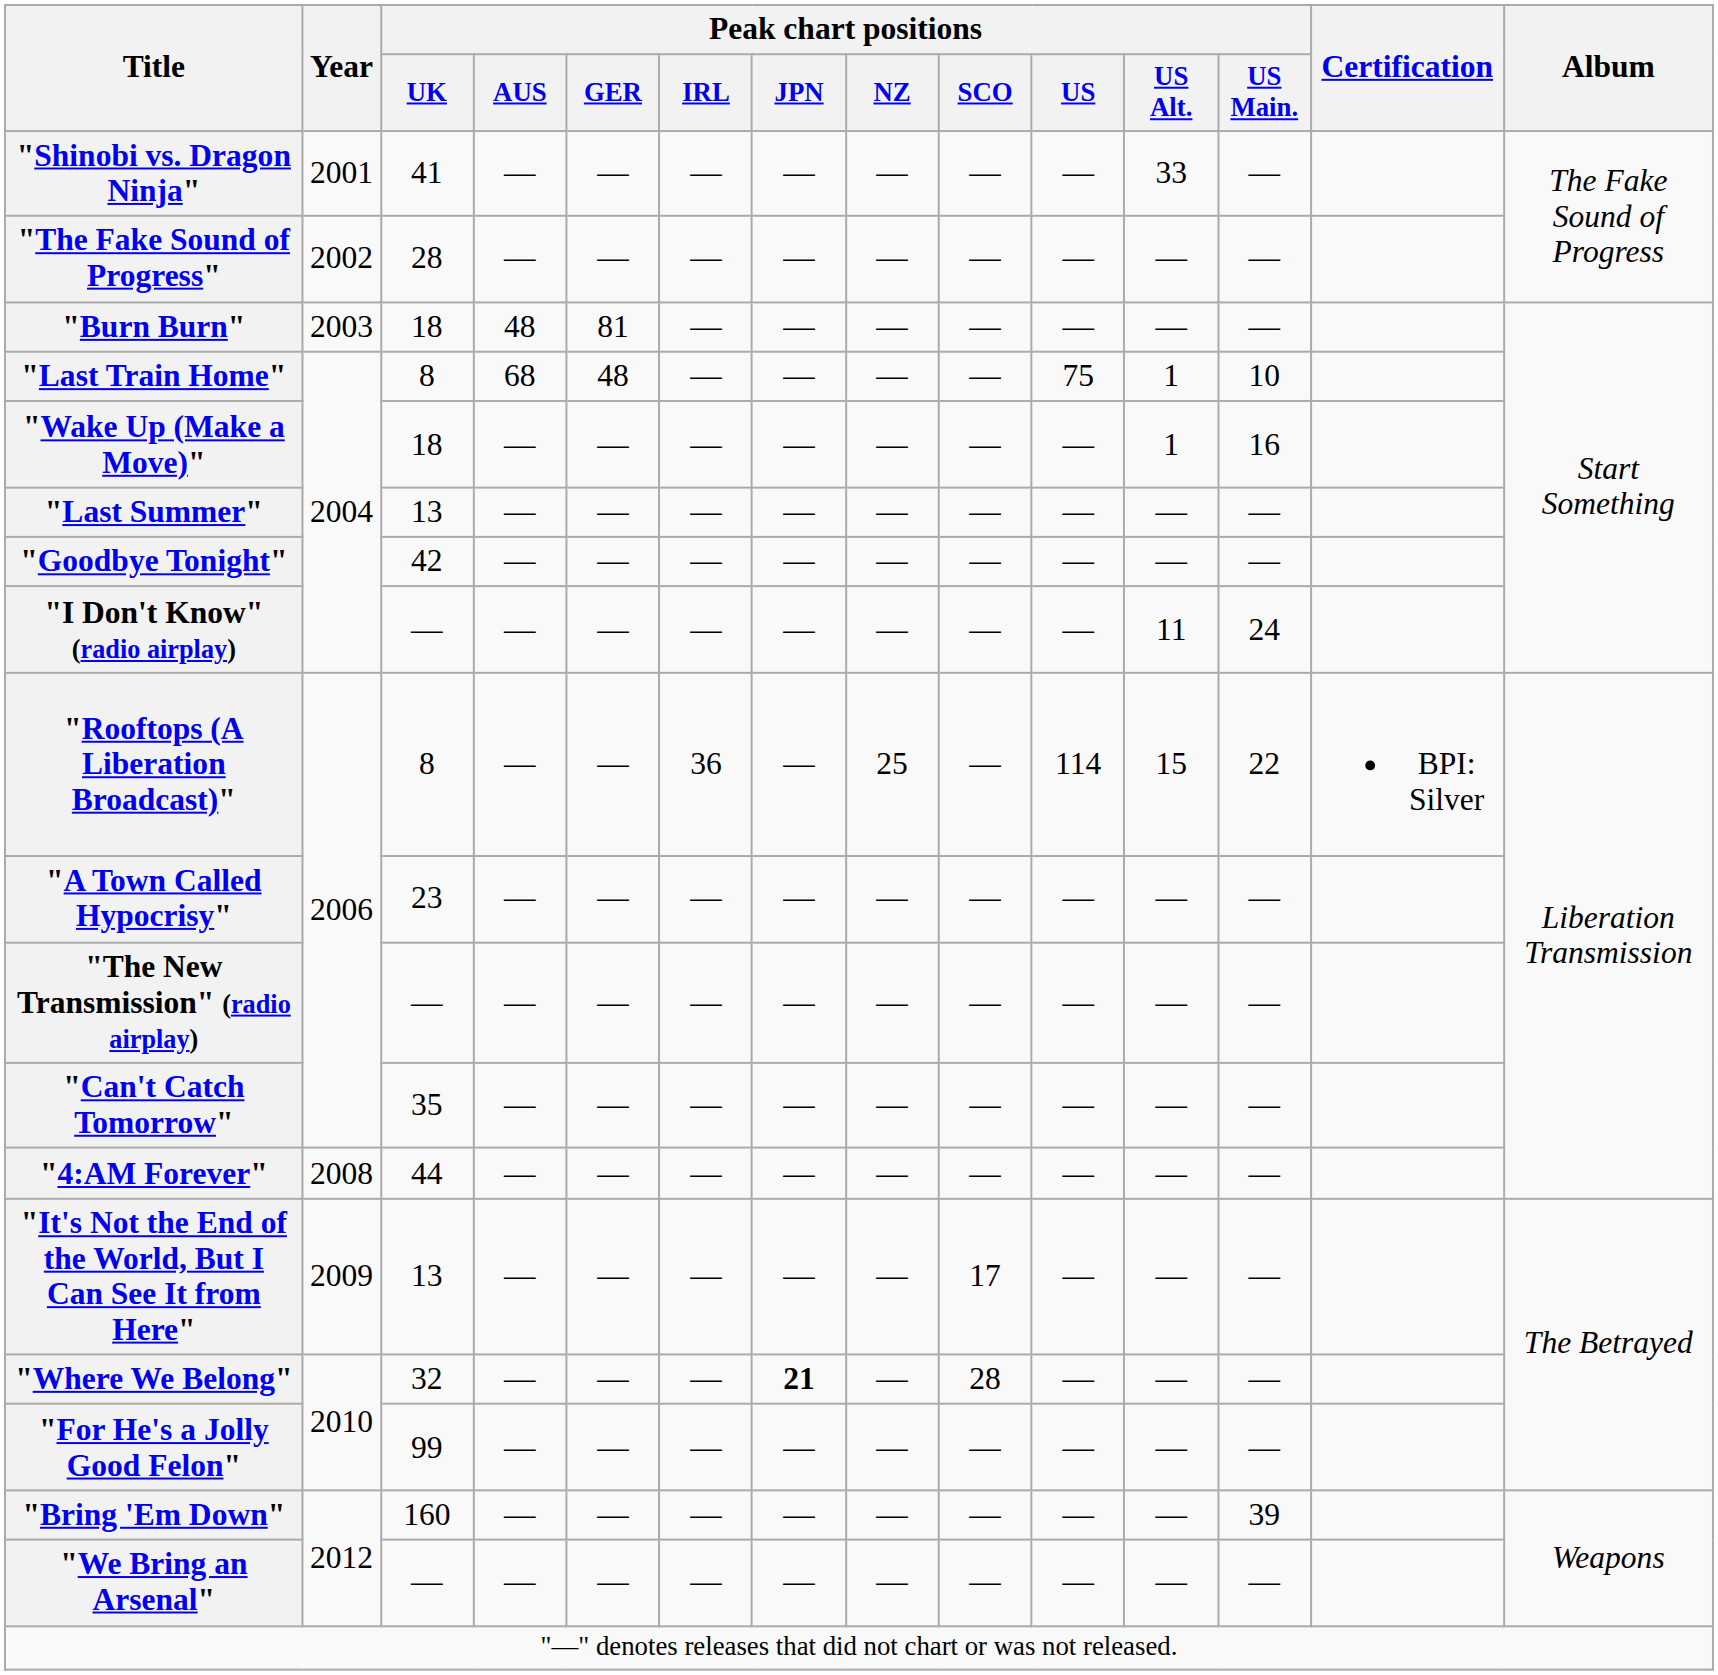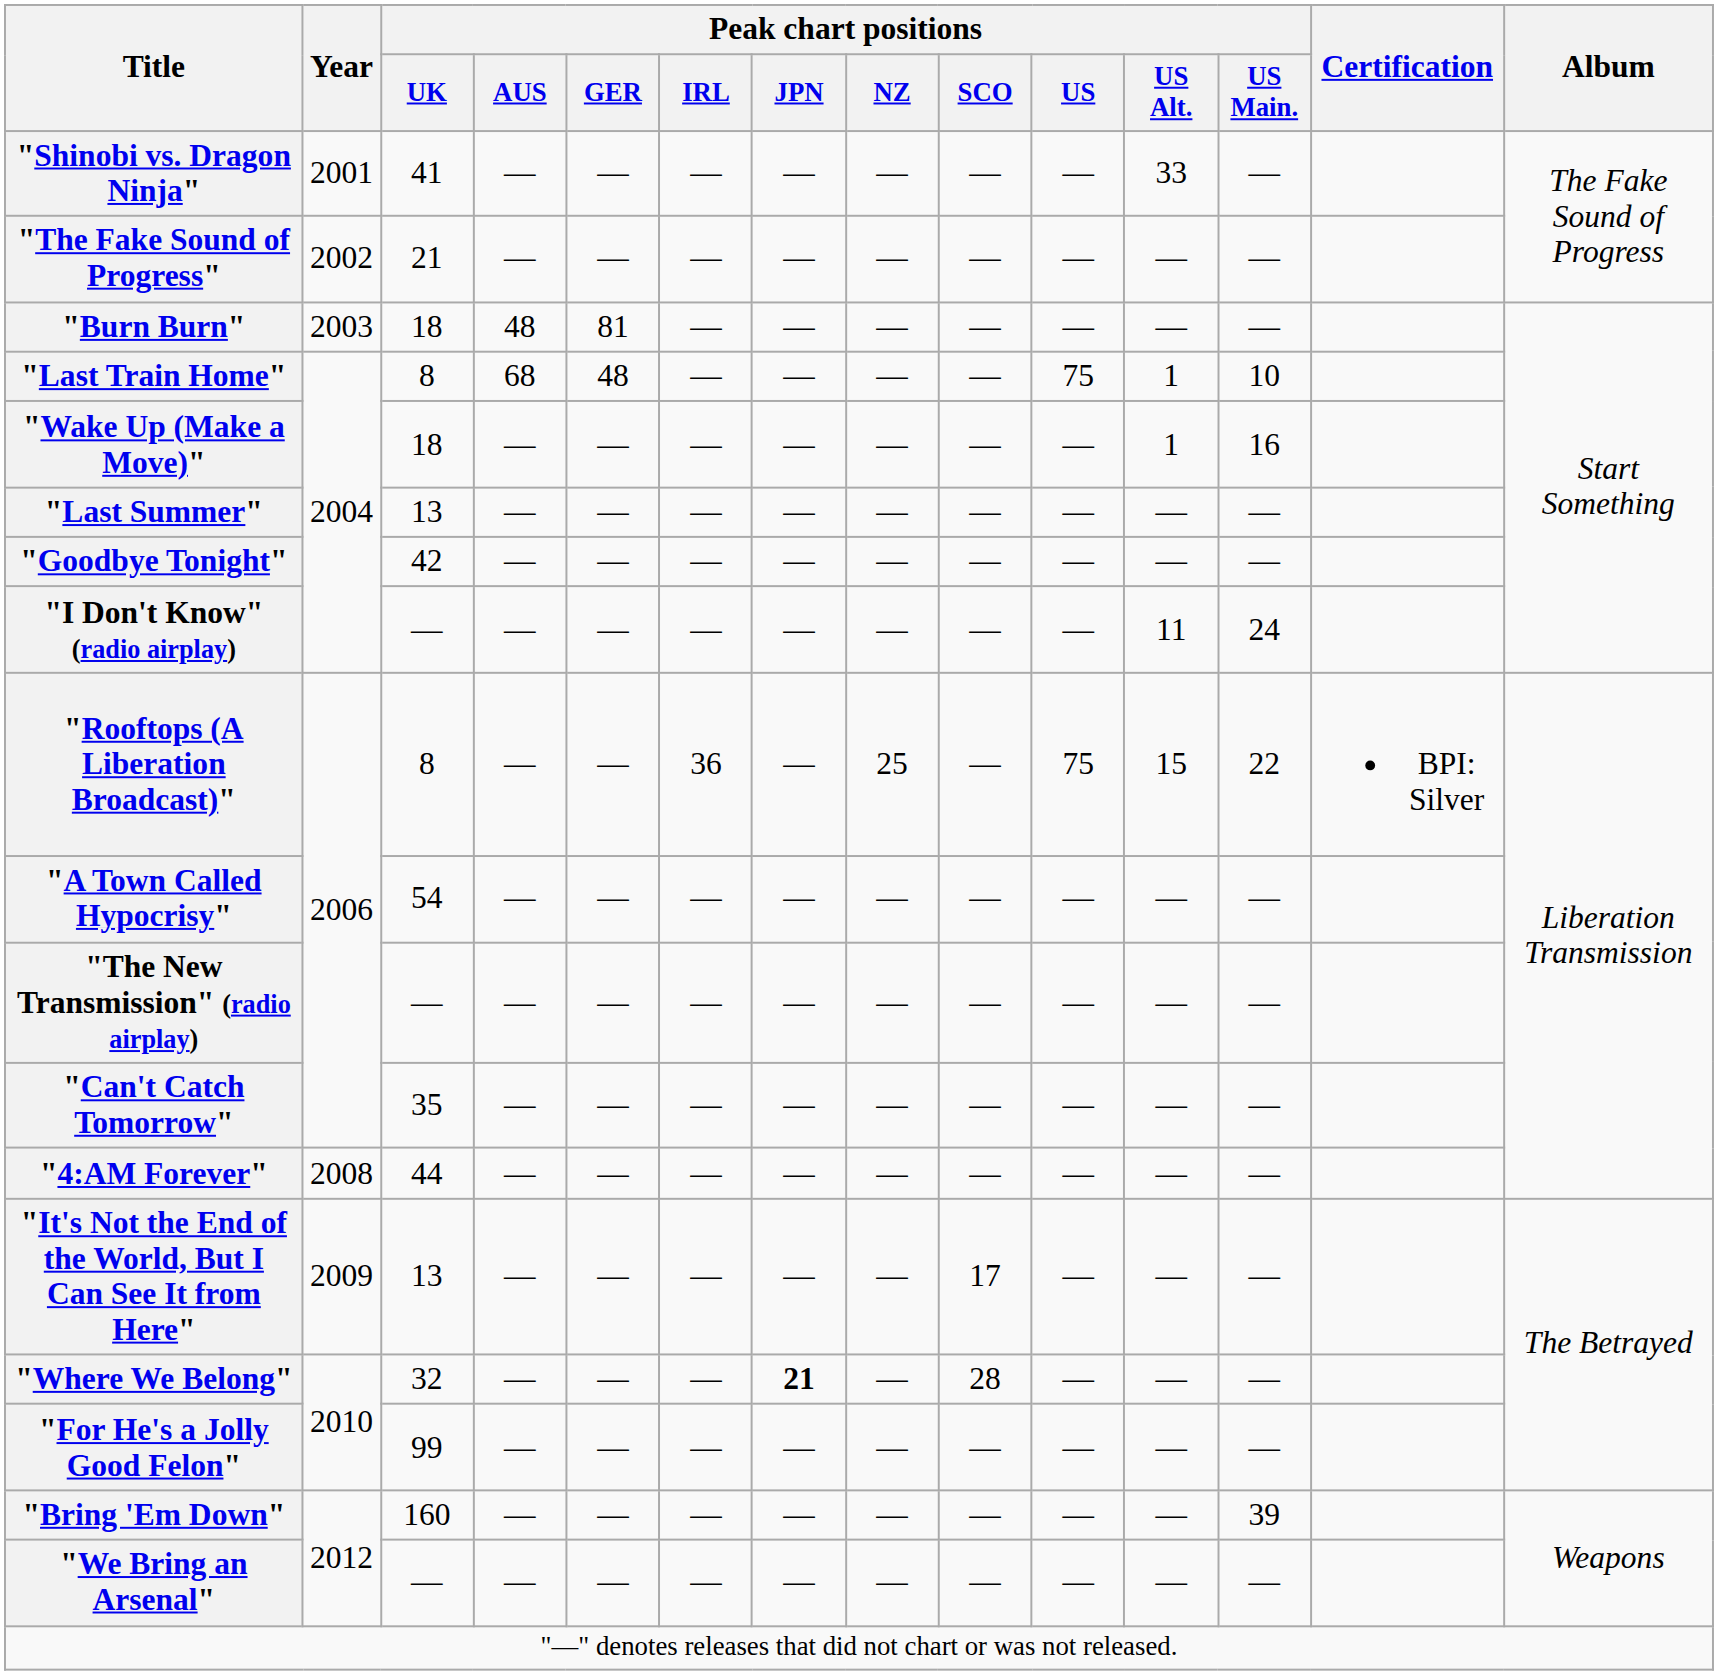(427, 258) 28 -> (427, 258) 21
(1078, 763) 114 -> (1078, 763) 75
(427, 898) 23 -> (427, 898) 54
